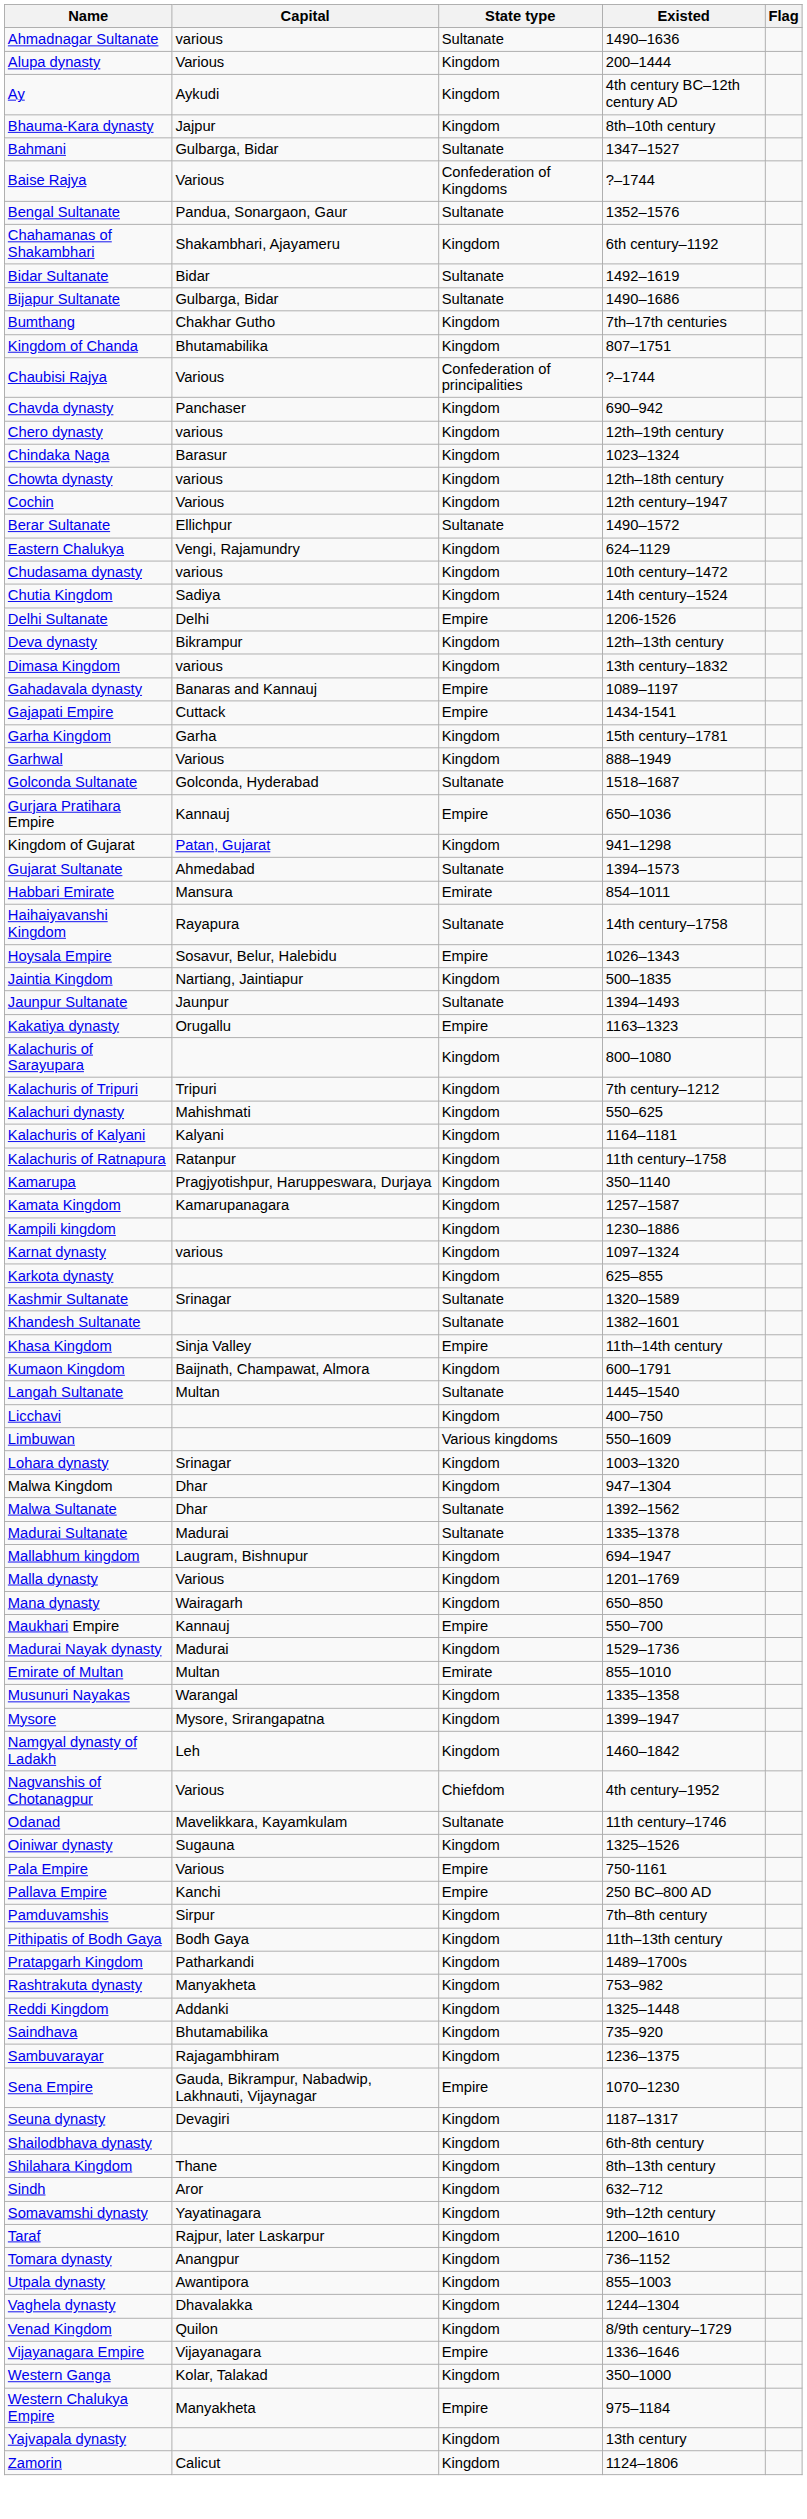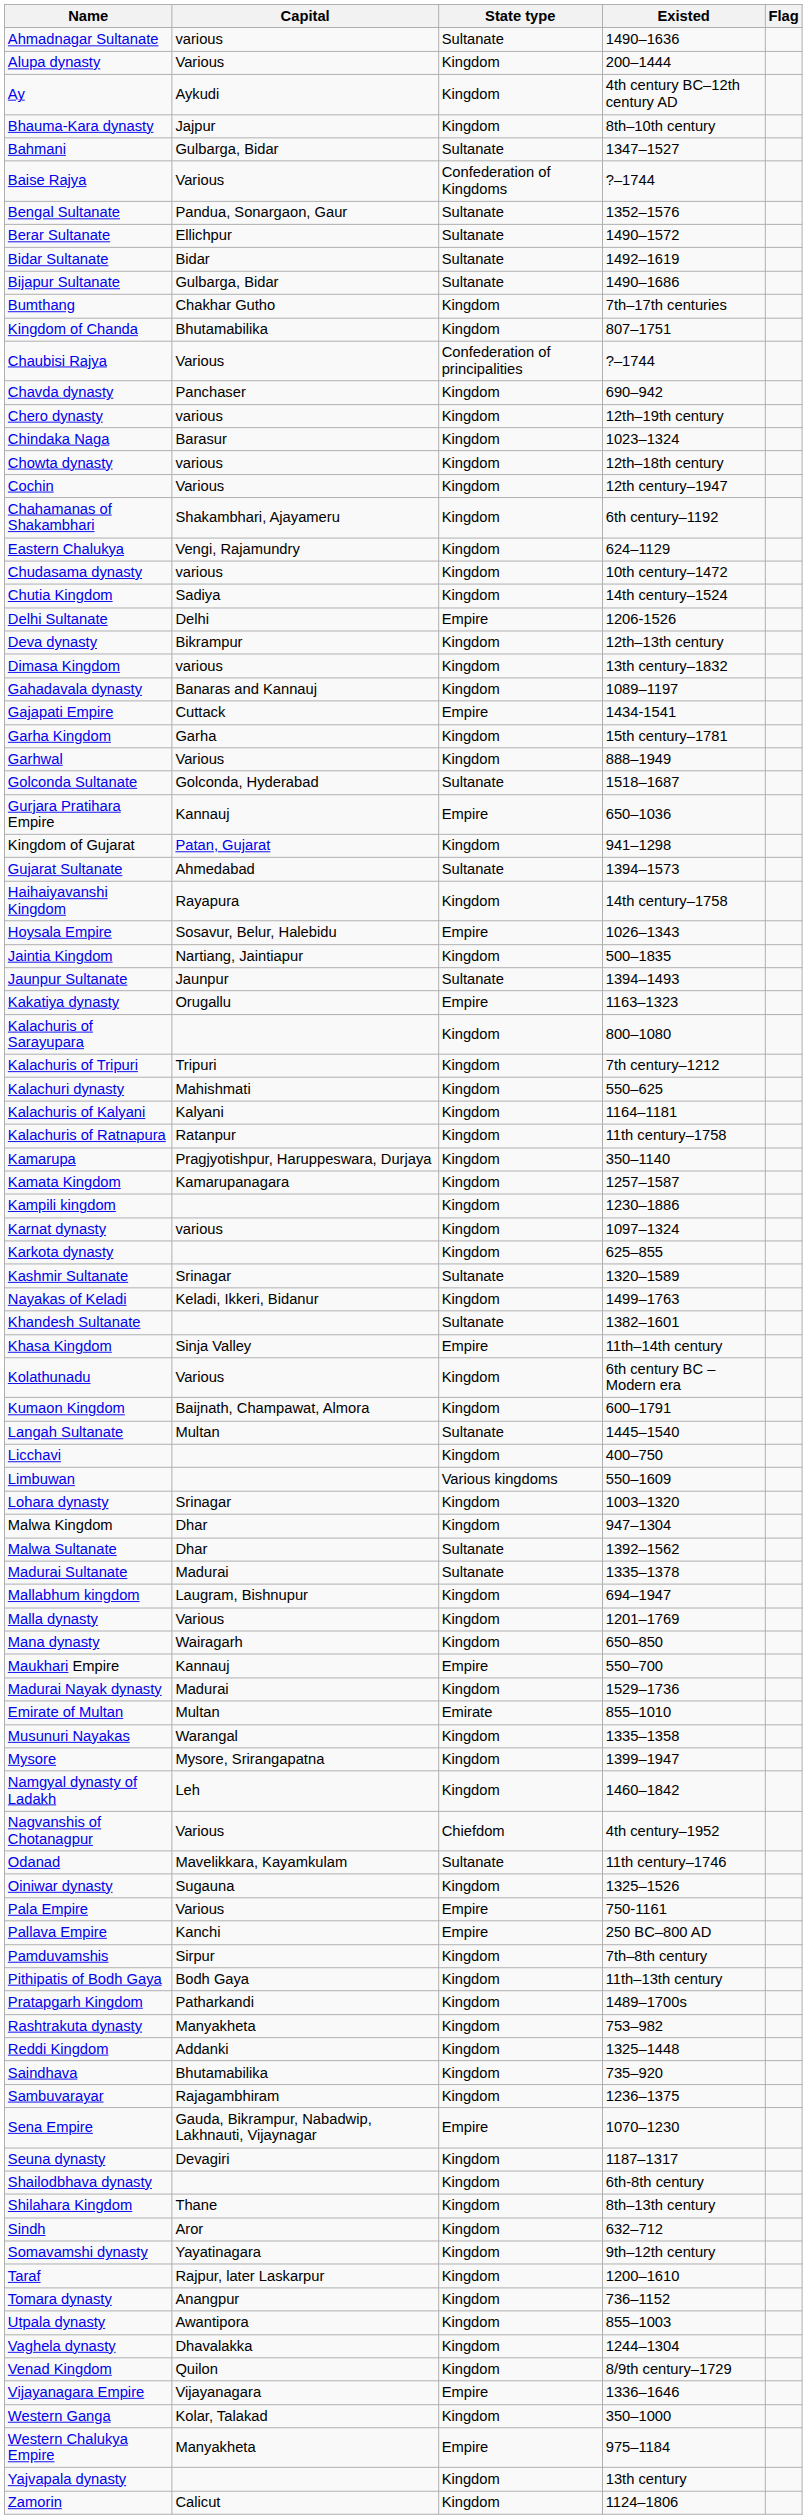rows swapped: (59, 525) <-> (60, 244)
(465, 689) Empire -> (471, 689) Kingdom
- row: (61, 892)
(473, 924) Sultanate -> (471, 900) Kingdom
+ row: (67, 1299)
+ row: (49, 1377)
